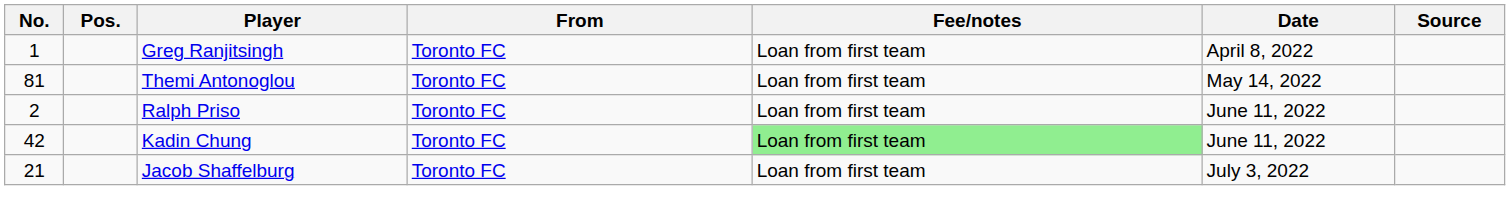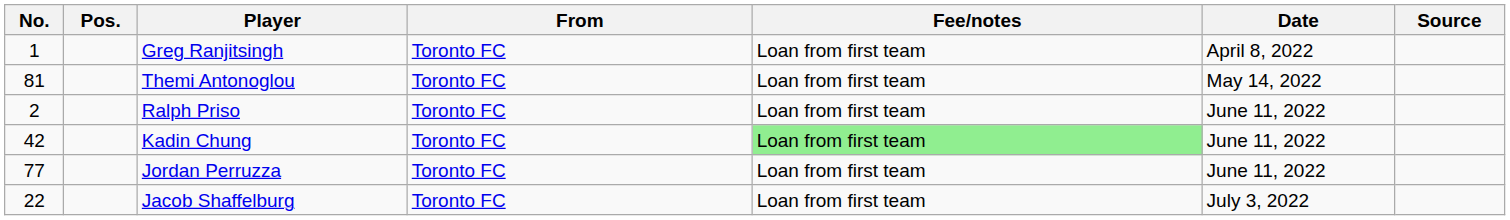+ row: (211, 170)
(34, 170) 21 -> (34, 200) 22
